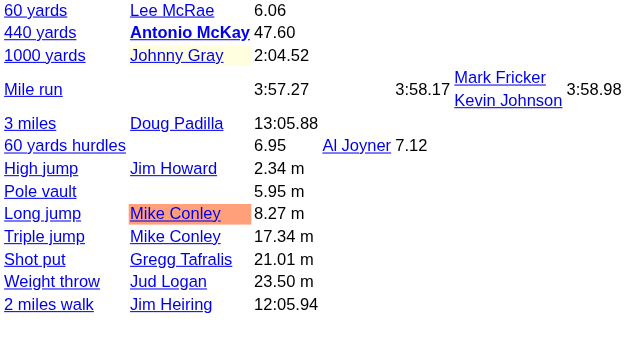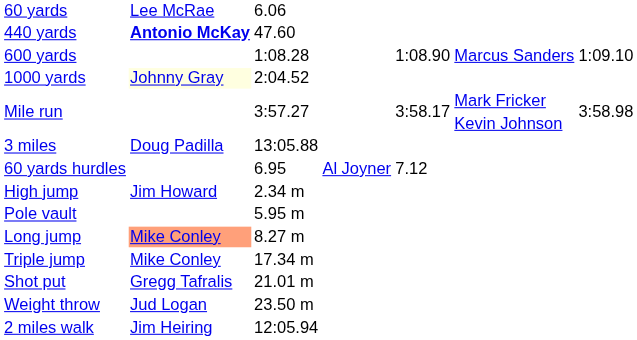+ row: (40, 55)
